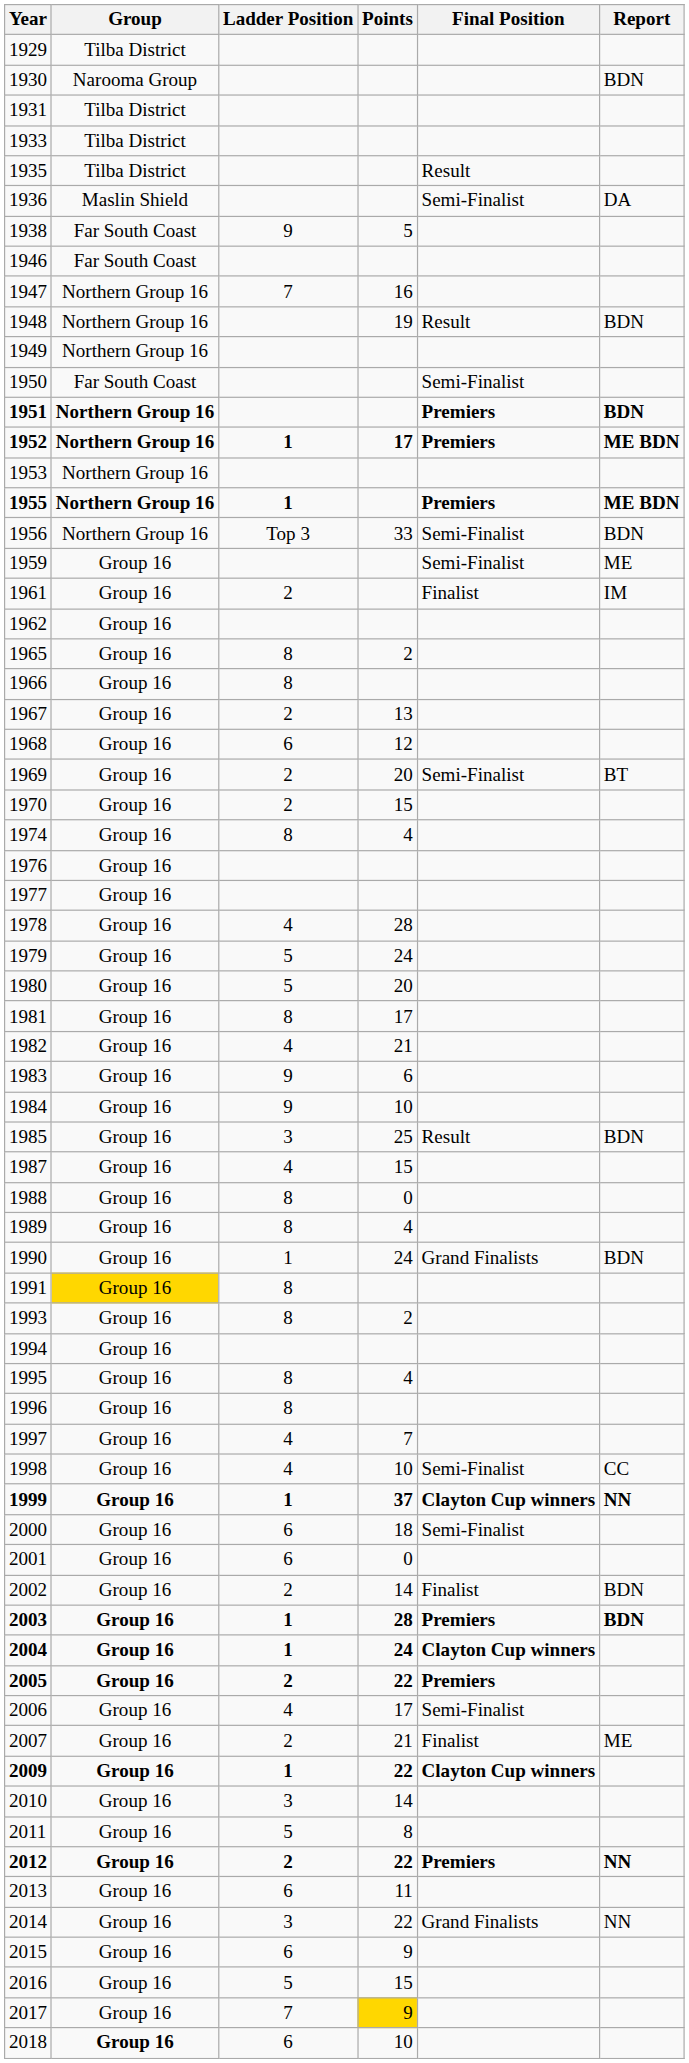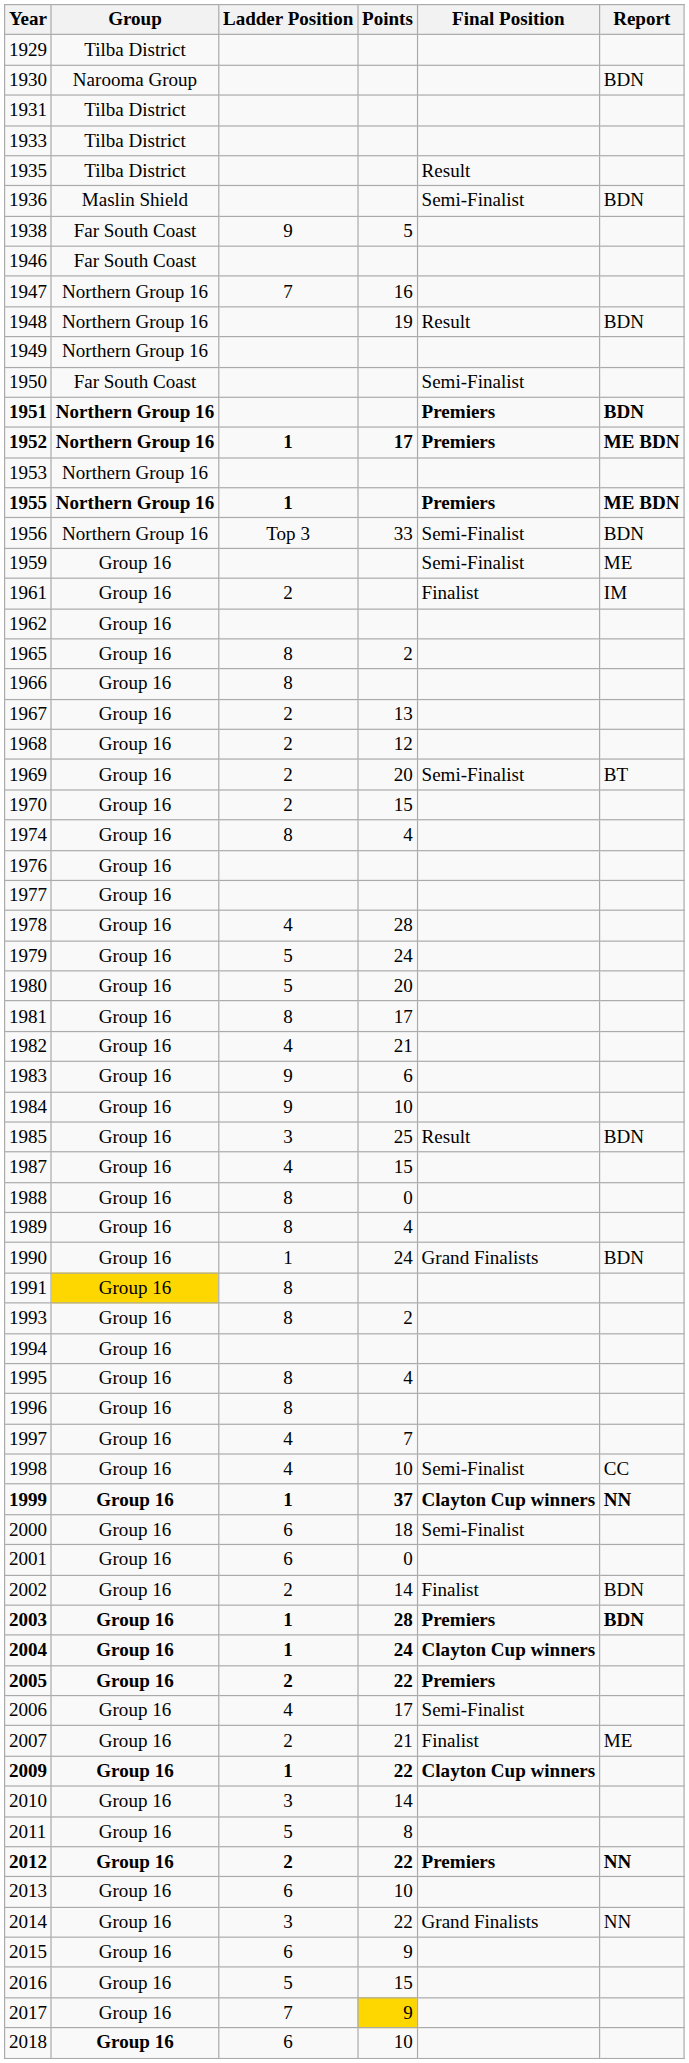(618, 200) DA -> (624, 200) BDN
(288, 744) 6 -> (288, 744) 2
(404, 1891) 11 -> (403, 1891) 10
